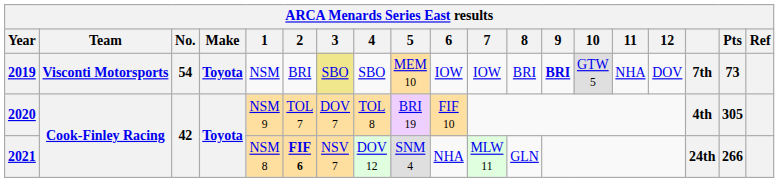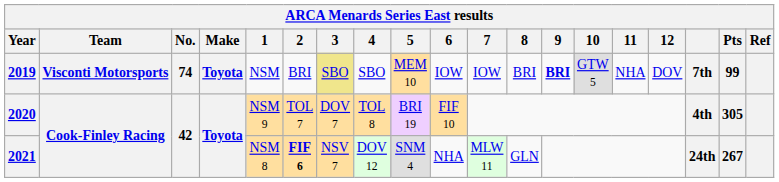(185, 73) 54 -> (185, 73) 74
(733, 73) 73 -> (733, 73) 99
(733, 156) 266 -> (733, 156) 267
